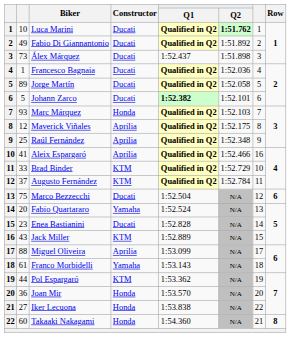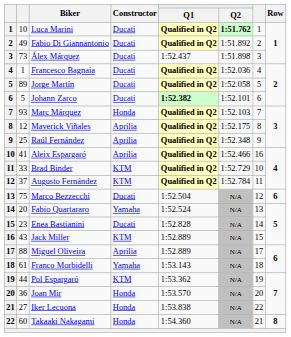(176, 251) 1:53.099 -> (176, 251) 1:52.889
